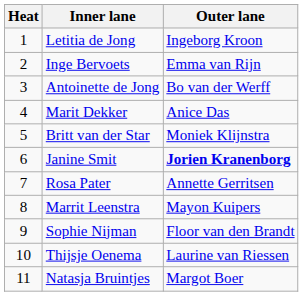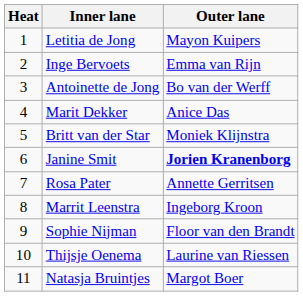(214, 40) Ingeborg Kroon -> (213, 40) Mayon Kuipers
(213, 207) Mayon Kuipers -> (214, 207) Ingeborg Kroon
